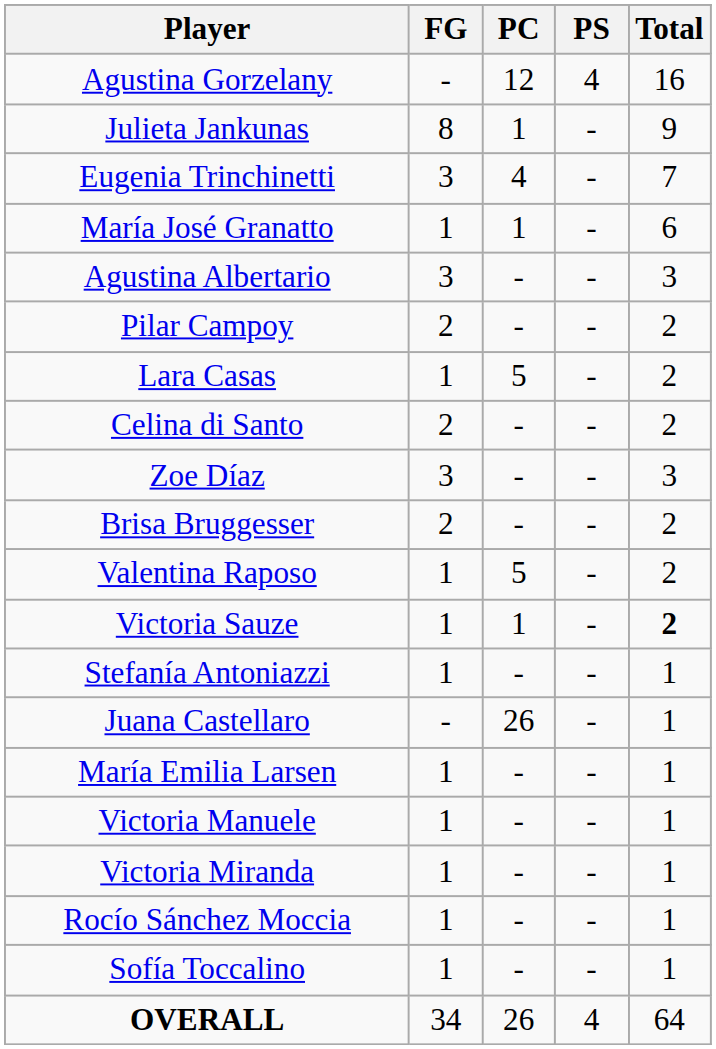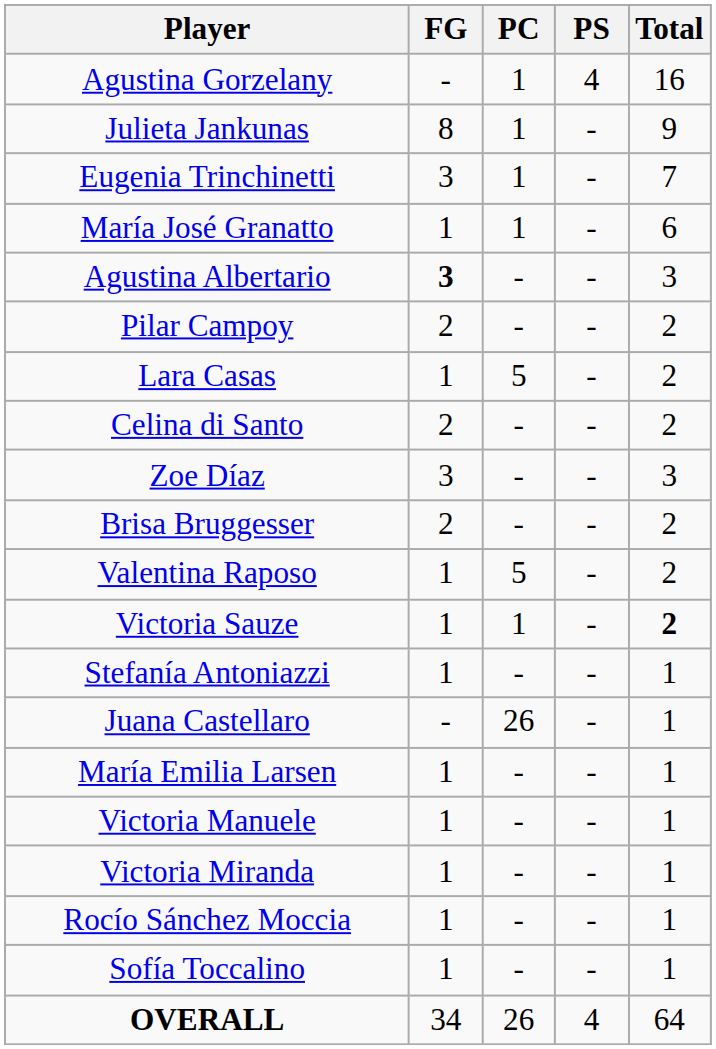(519, 78) 12 -> (519, 78) 1
(519, 177) 4 -> (519, 177) 1
(446, 276) normal -> (446, 276) bold
